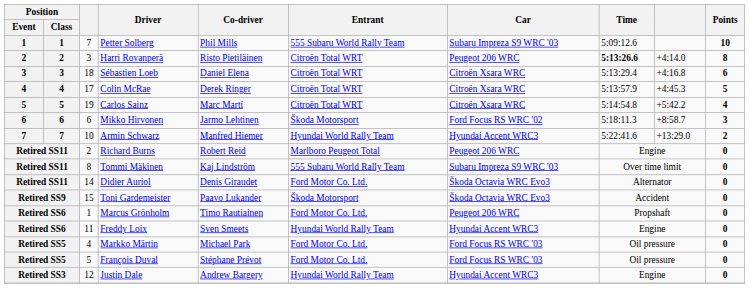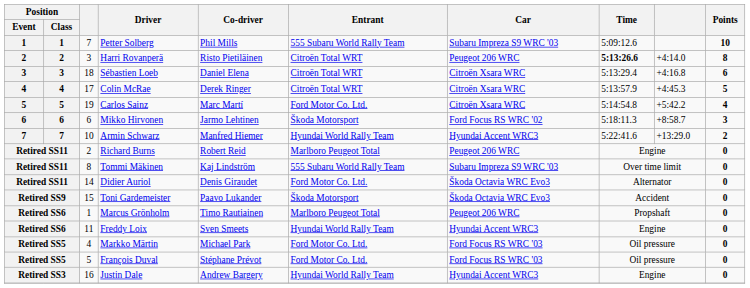(326, 104) Citroën Total WRT -> (329, 104) Ford Motor Co. Ltd.
(329, 213) Ford Motor Co. Ltd. -> (335, 213) Marlboro Peugeot Total
(89, 275) 12 -> (89, 275) 16
